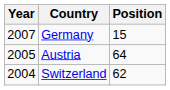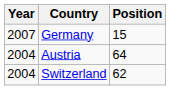(21, 54) 2005 -> (21, 54) 2004
